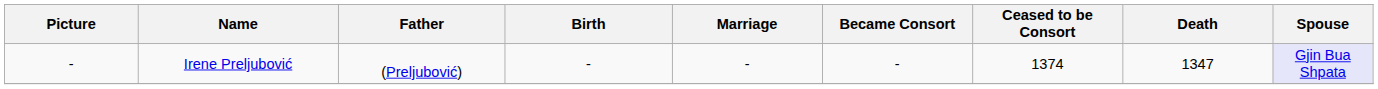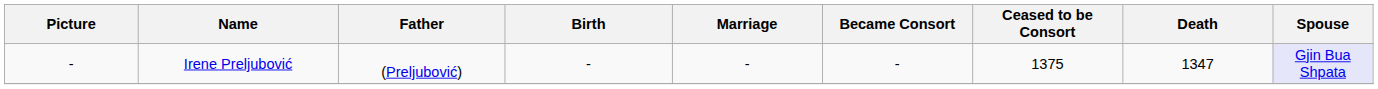(1047, 63) 1374 -> (1047, 63) 1375
